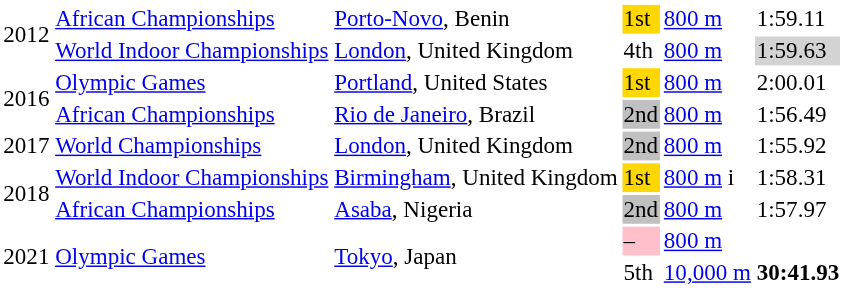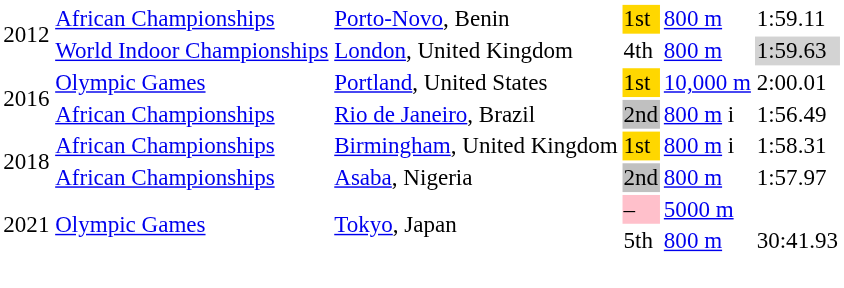(693, 82) 800 m -> (707, 82) 10,000 m
(693, 114) 800 m -> (699, 114) 800 m i
- row: (454, 145)
(192, 177) World Indoor Championships -> (165, 145) African Championships
(693, 240) 800 m -> (699, 209) 5000 m
(707, 272) 10,000 m -> (693, 240) 800 m
(798, 272) bold -> (797, 240) normal
